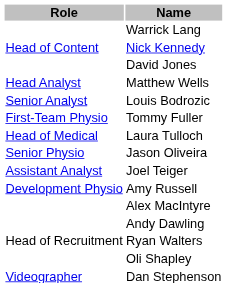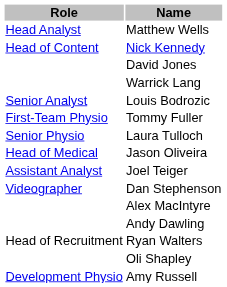rows swapped: (163, 30) <-> (167, 83)
(52, 135) Head of Medical -> (45, 135) Senior Physio
(45, 153) Senior Physio -> (52, 153) Head of Medical
rows swapped: (162, 188) <-> (174, 276)
